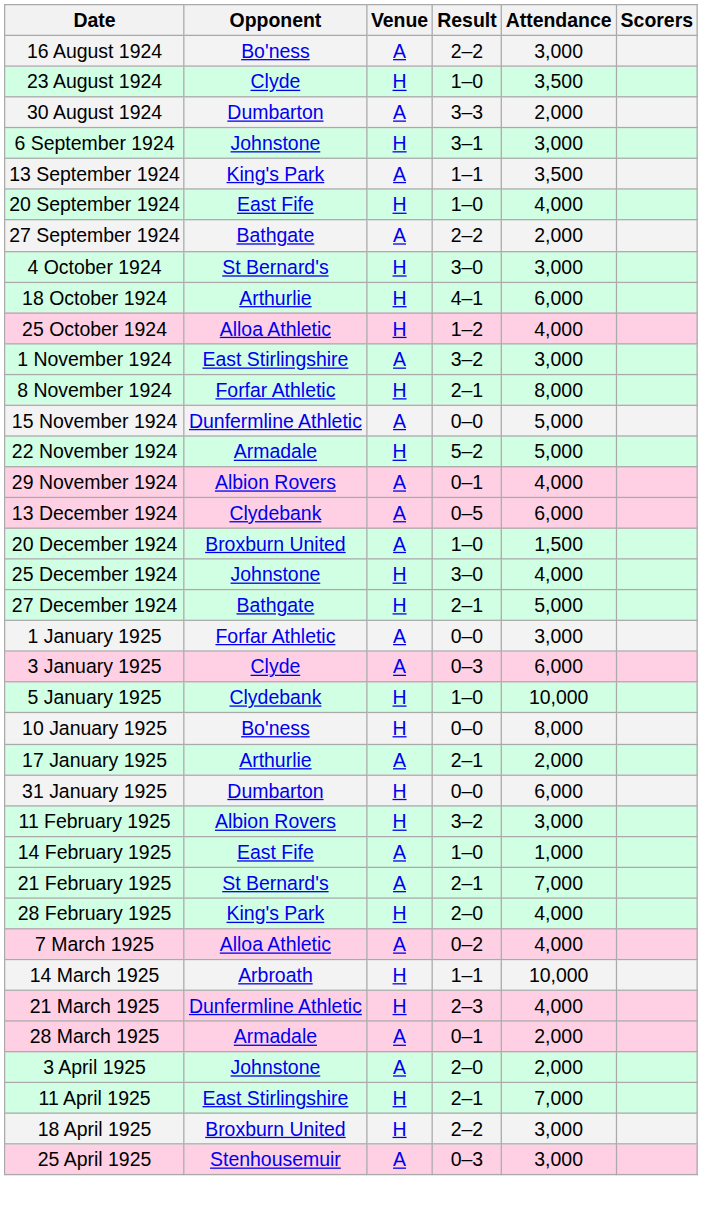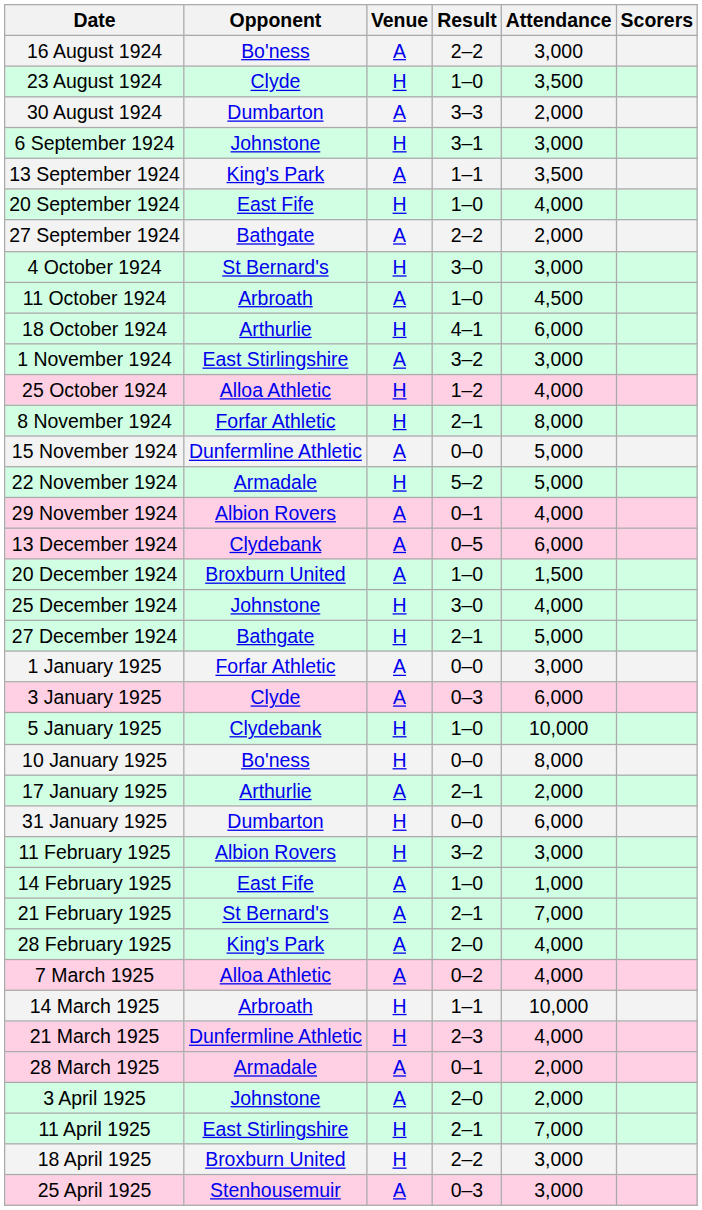+ row: (95, 297)
rows swapped: (95, 328) <-> (95, 359)
(400, 913) H -> (400, 944) A
